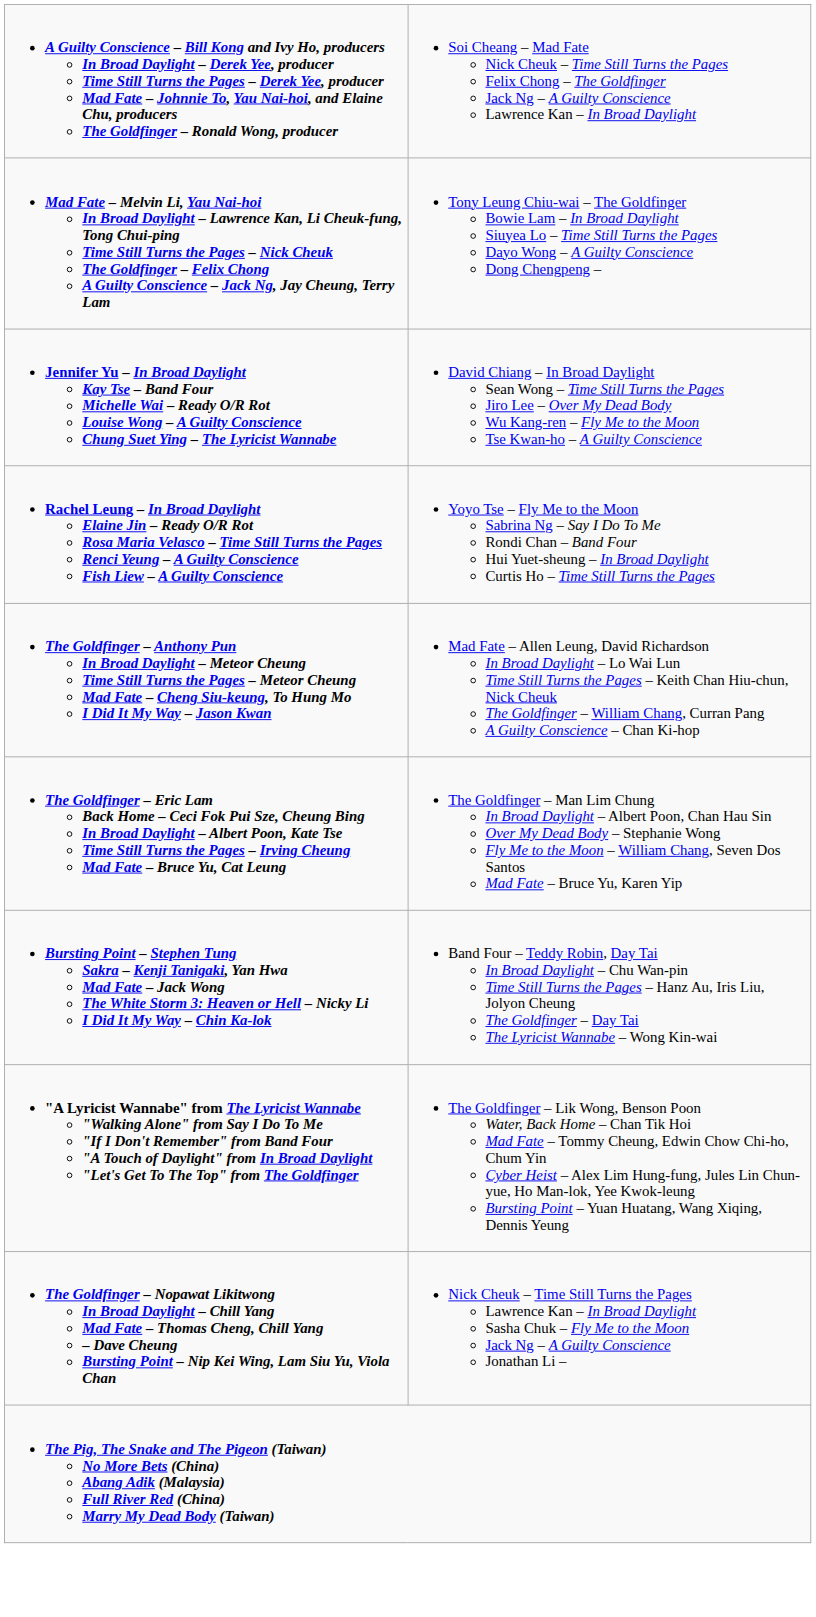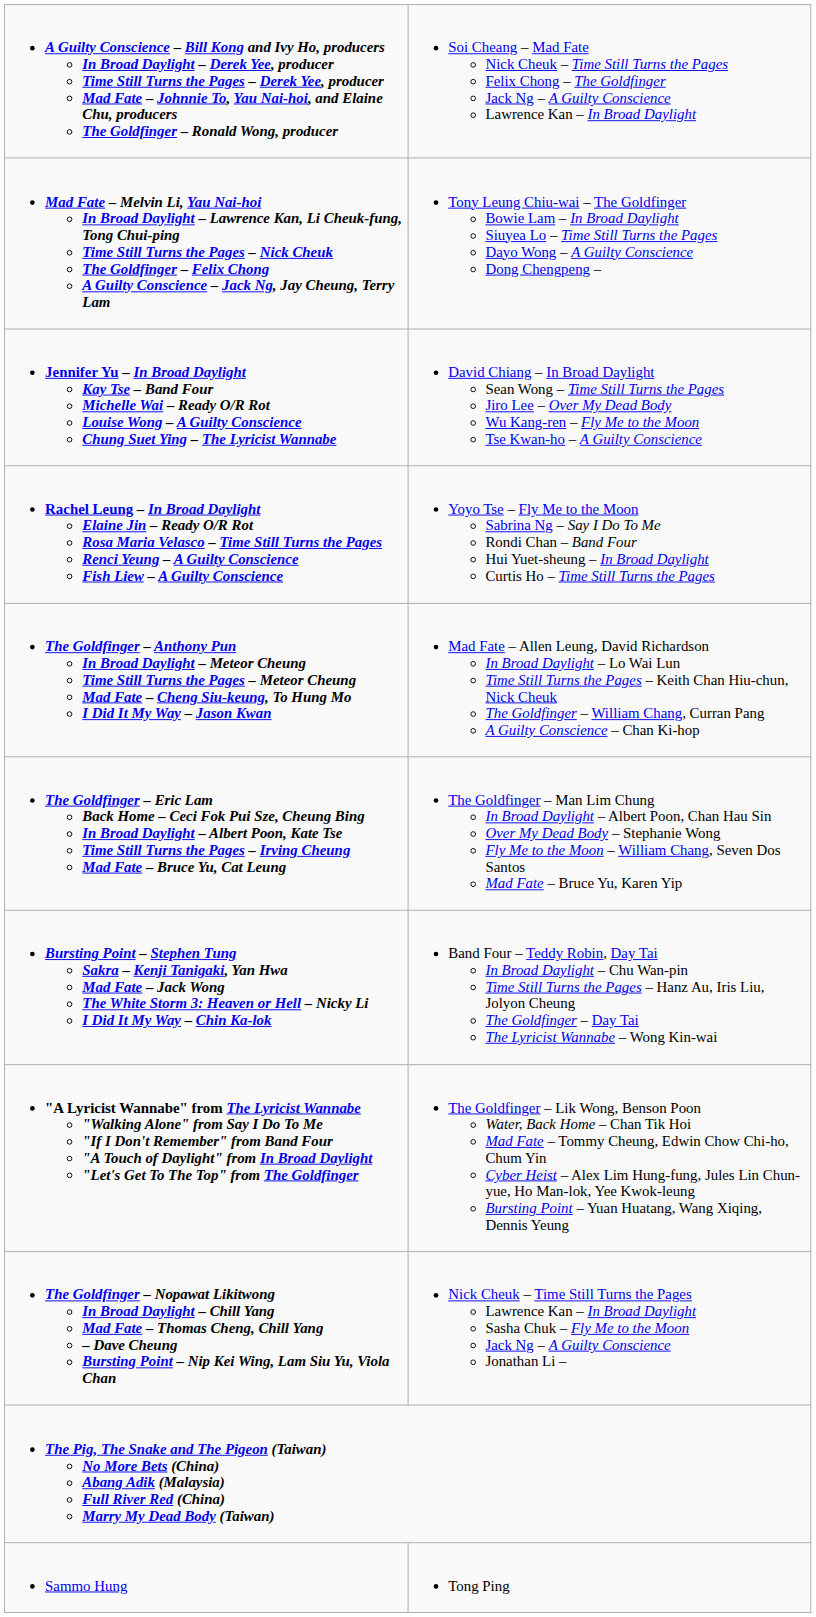+ row: (206, 1586)
